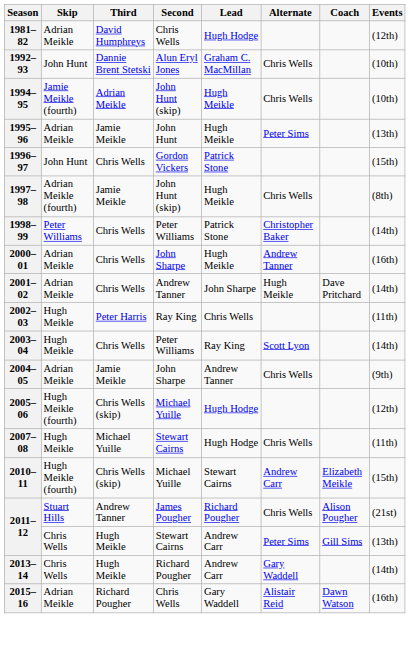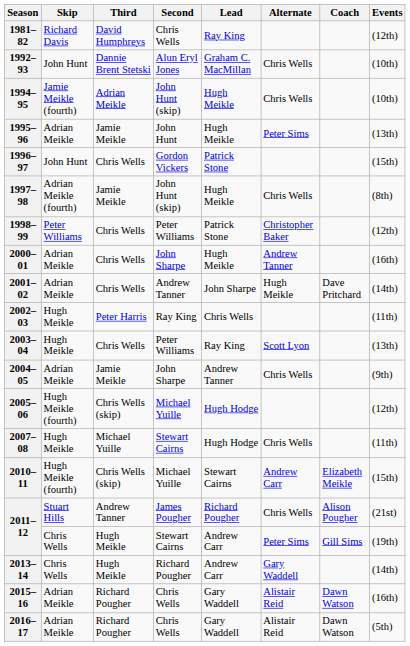(59, 35) Adrian Meikle -> (60, 35) Richard Davis
(231, 35) Hugh Hodge -> (224, 35) Ray King
(385, 231) (14th) -> (385, 231) (12th)
(385, 345) (14th) -> (385, 345) (13th)
(385, 541) (13th) -> (385, 541) (19th)
+ row: (23, 627)
